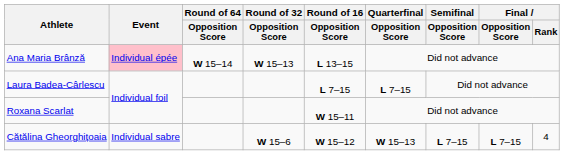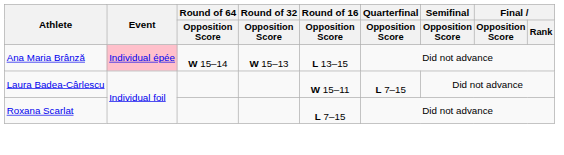(335, 90) L 7–15 -> (330, 90) W 15–11
(335, 116) W 15–11 -> (330, 116) L 7–15
- row: (57, 137)
